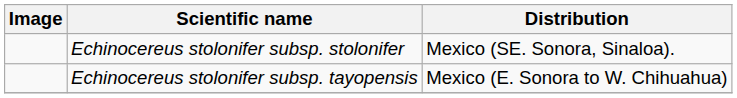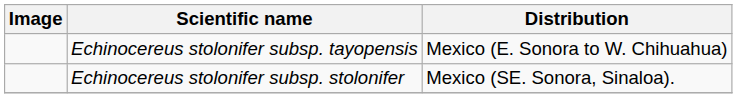rows swapped: (238, 48) <-> (244, 78)
